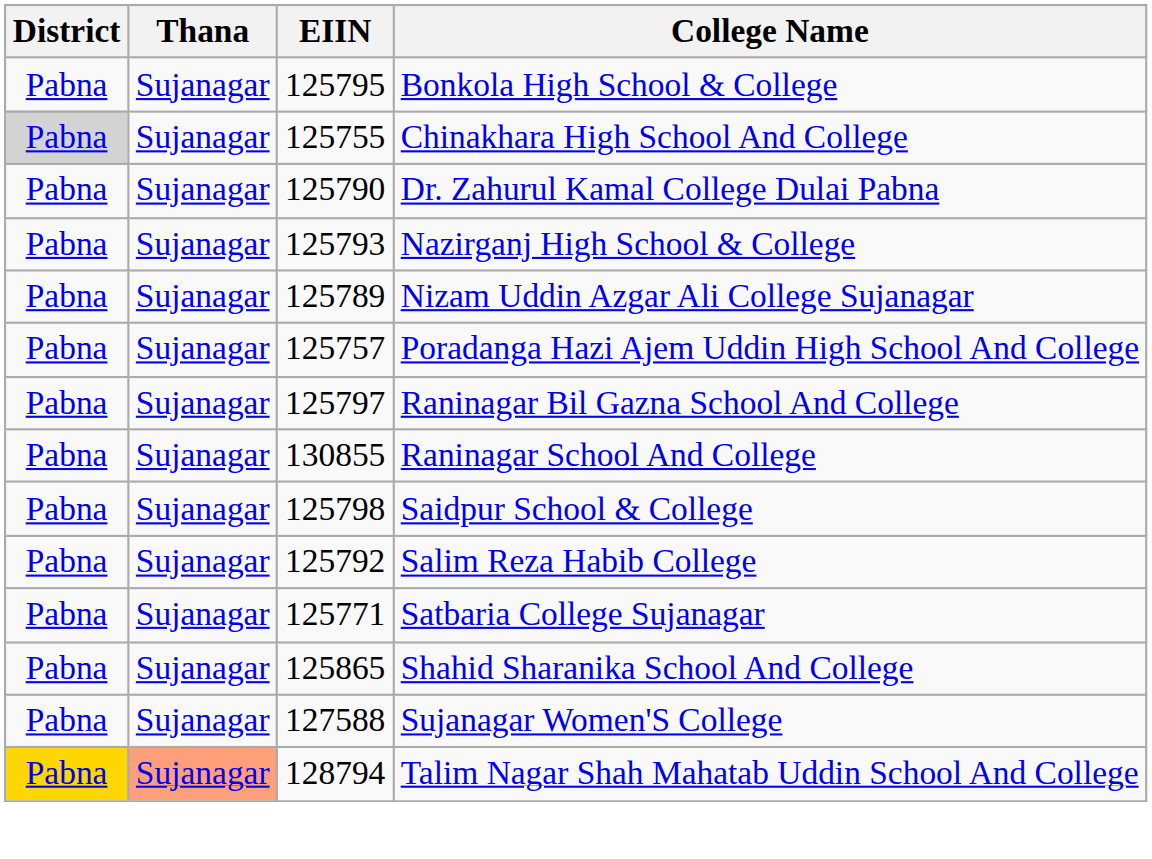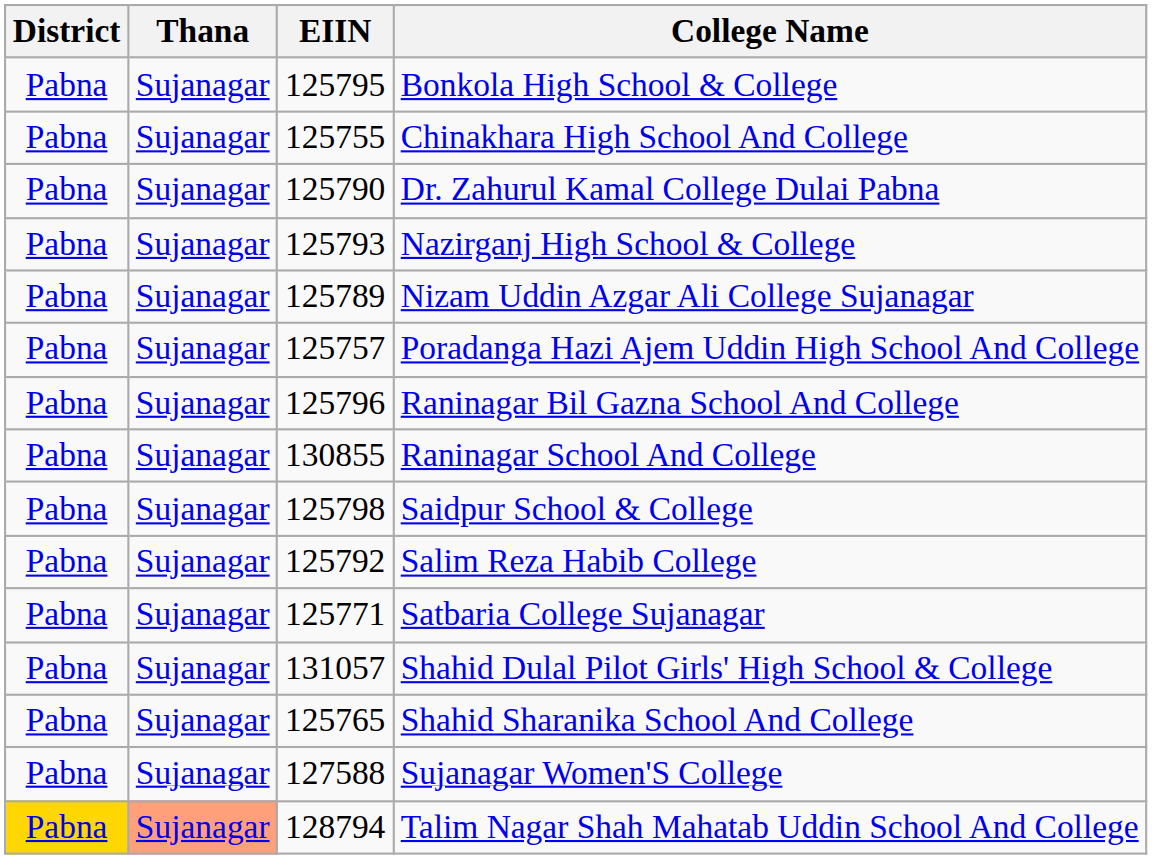(67, 137) lightgrey background -> (67, 137) no background
(335, 402) 125797 -> (335, 402) 125796
+ row: (727, 667)
(335, 667) 125865 -> (335, 720) 125765
